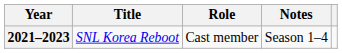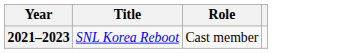- column: (296, 15)
